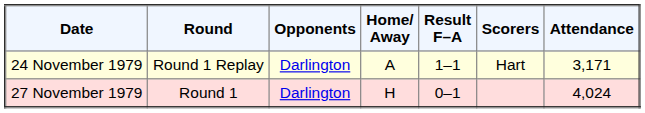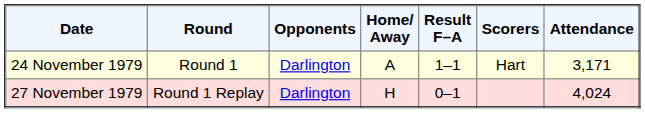(208, 65) Round 1 Replay -> (208, 65) Round 1
(208, 93) Round 1 -> (208, 93) Round 1 Replay
